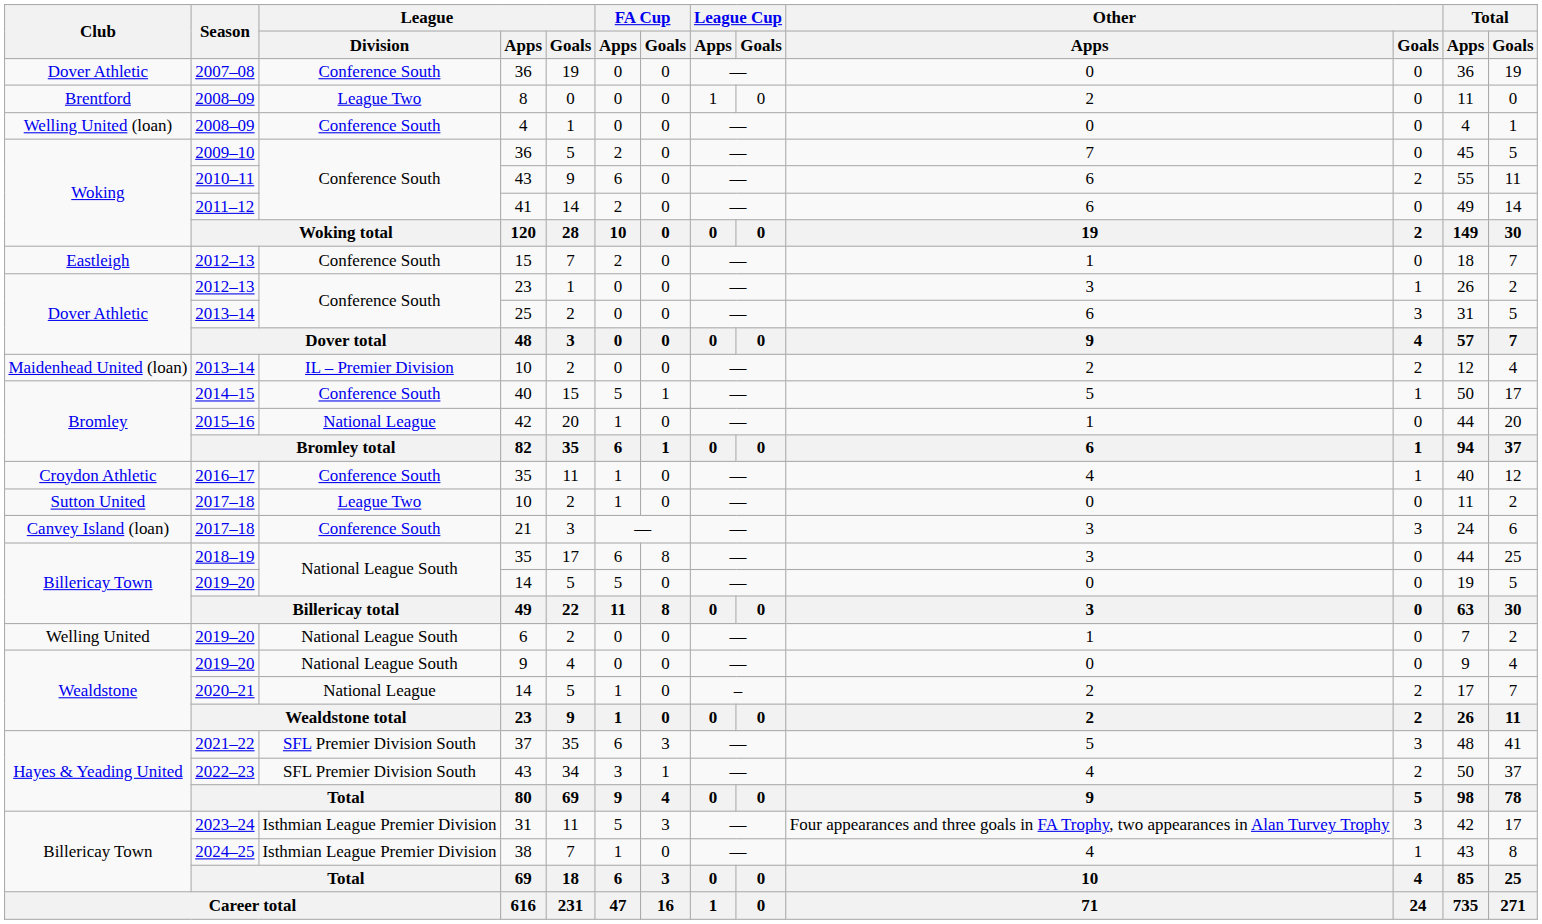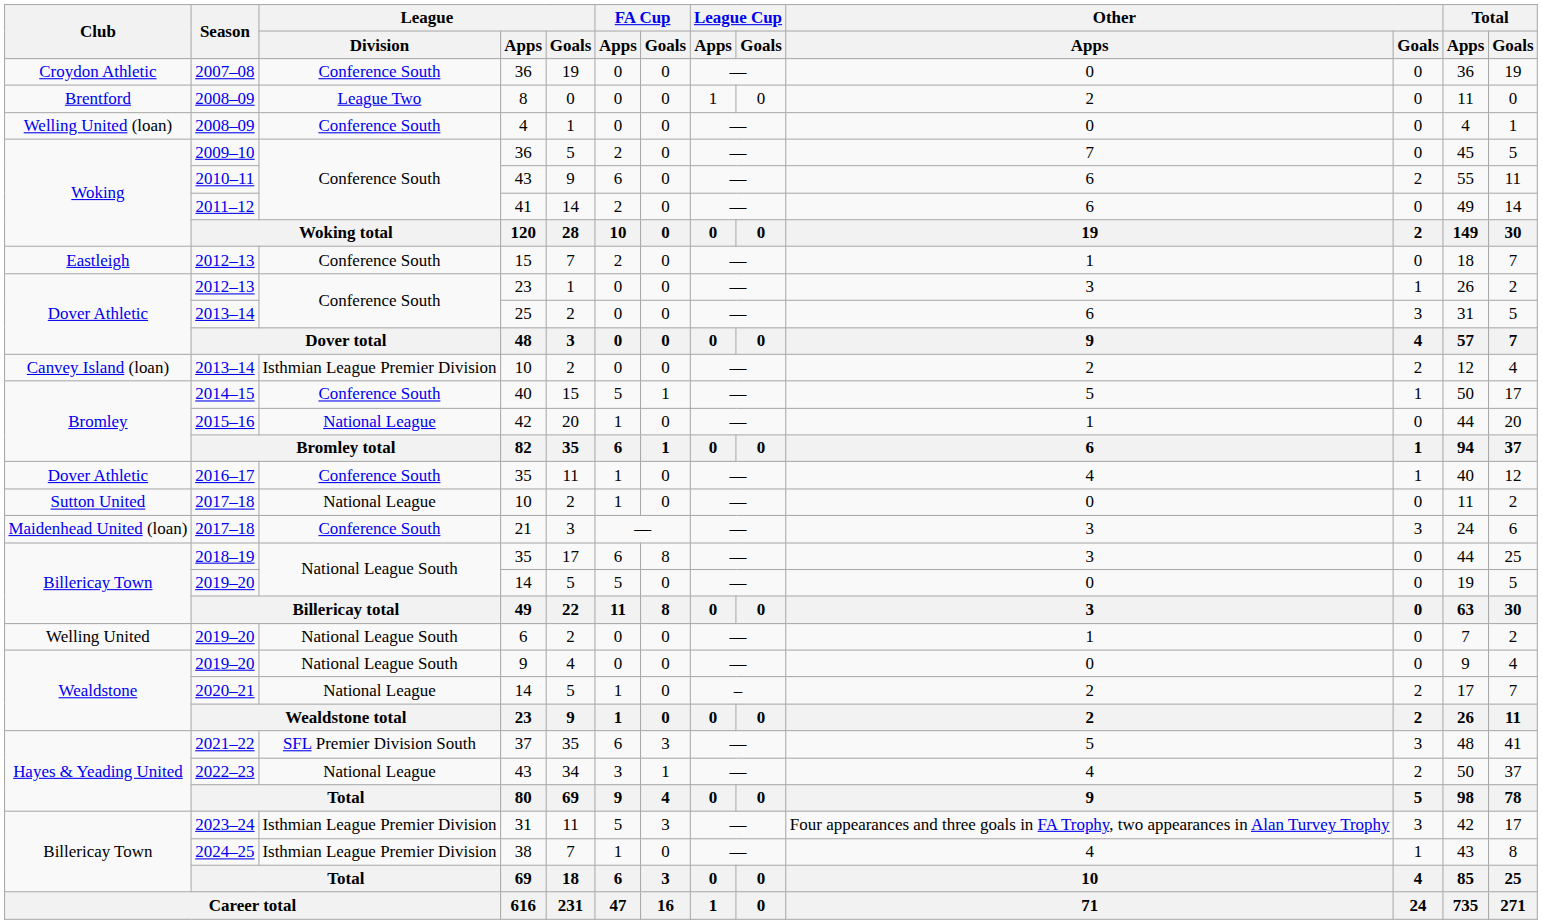(98, 71) Dover Athletic -> (98, 71) Croydon Athletic
(98, 367) Maidenhead United (loan) -> (98, 367) Canvey Island (loan)
(379, 367) IL – Premier Division -> (379, 367) Isthmian League Premier Division
(98, 475) Croydon Athletic -> (98, 475) Dover Athletic
(379, 502) League Two -> (379, 502) National League
(98, 529) Canvey Island (loan) -> (98, 529) Maidenhead United (loan)
(379, 771) SFL Premier Division South -> (379, 771) National League
